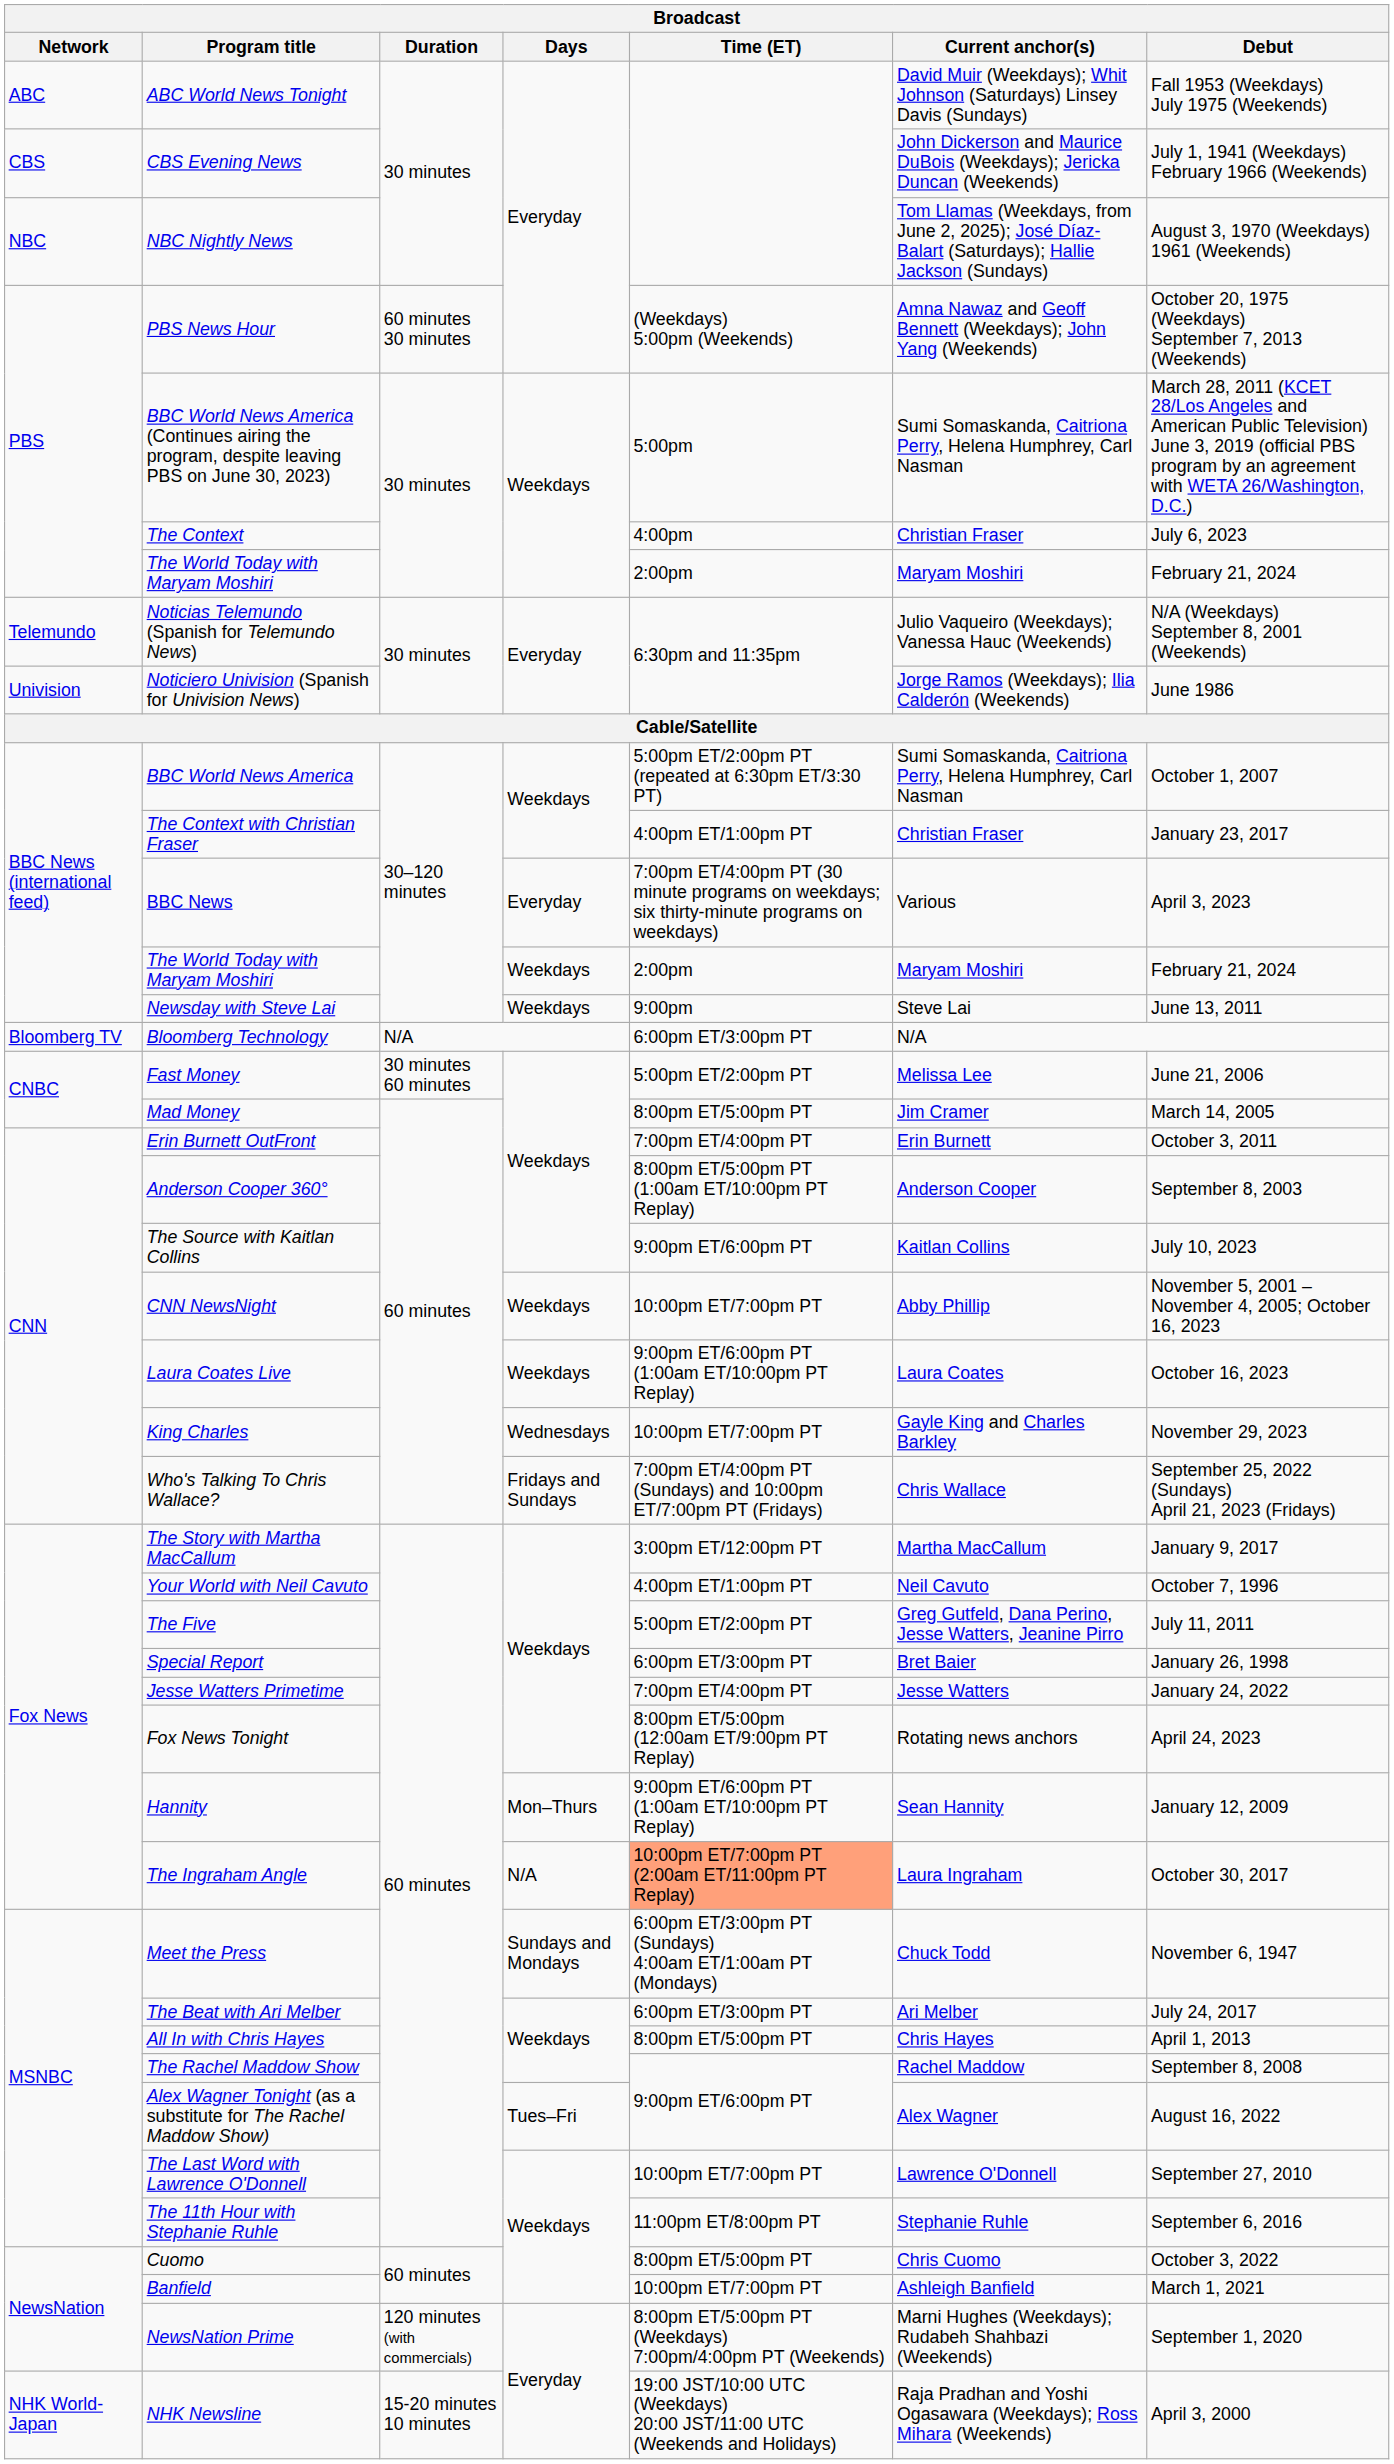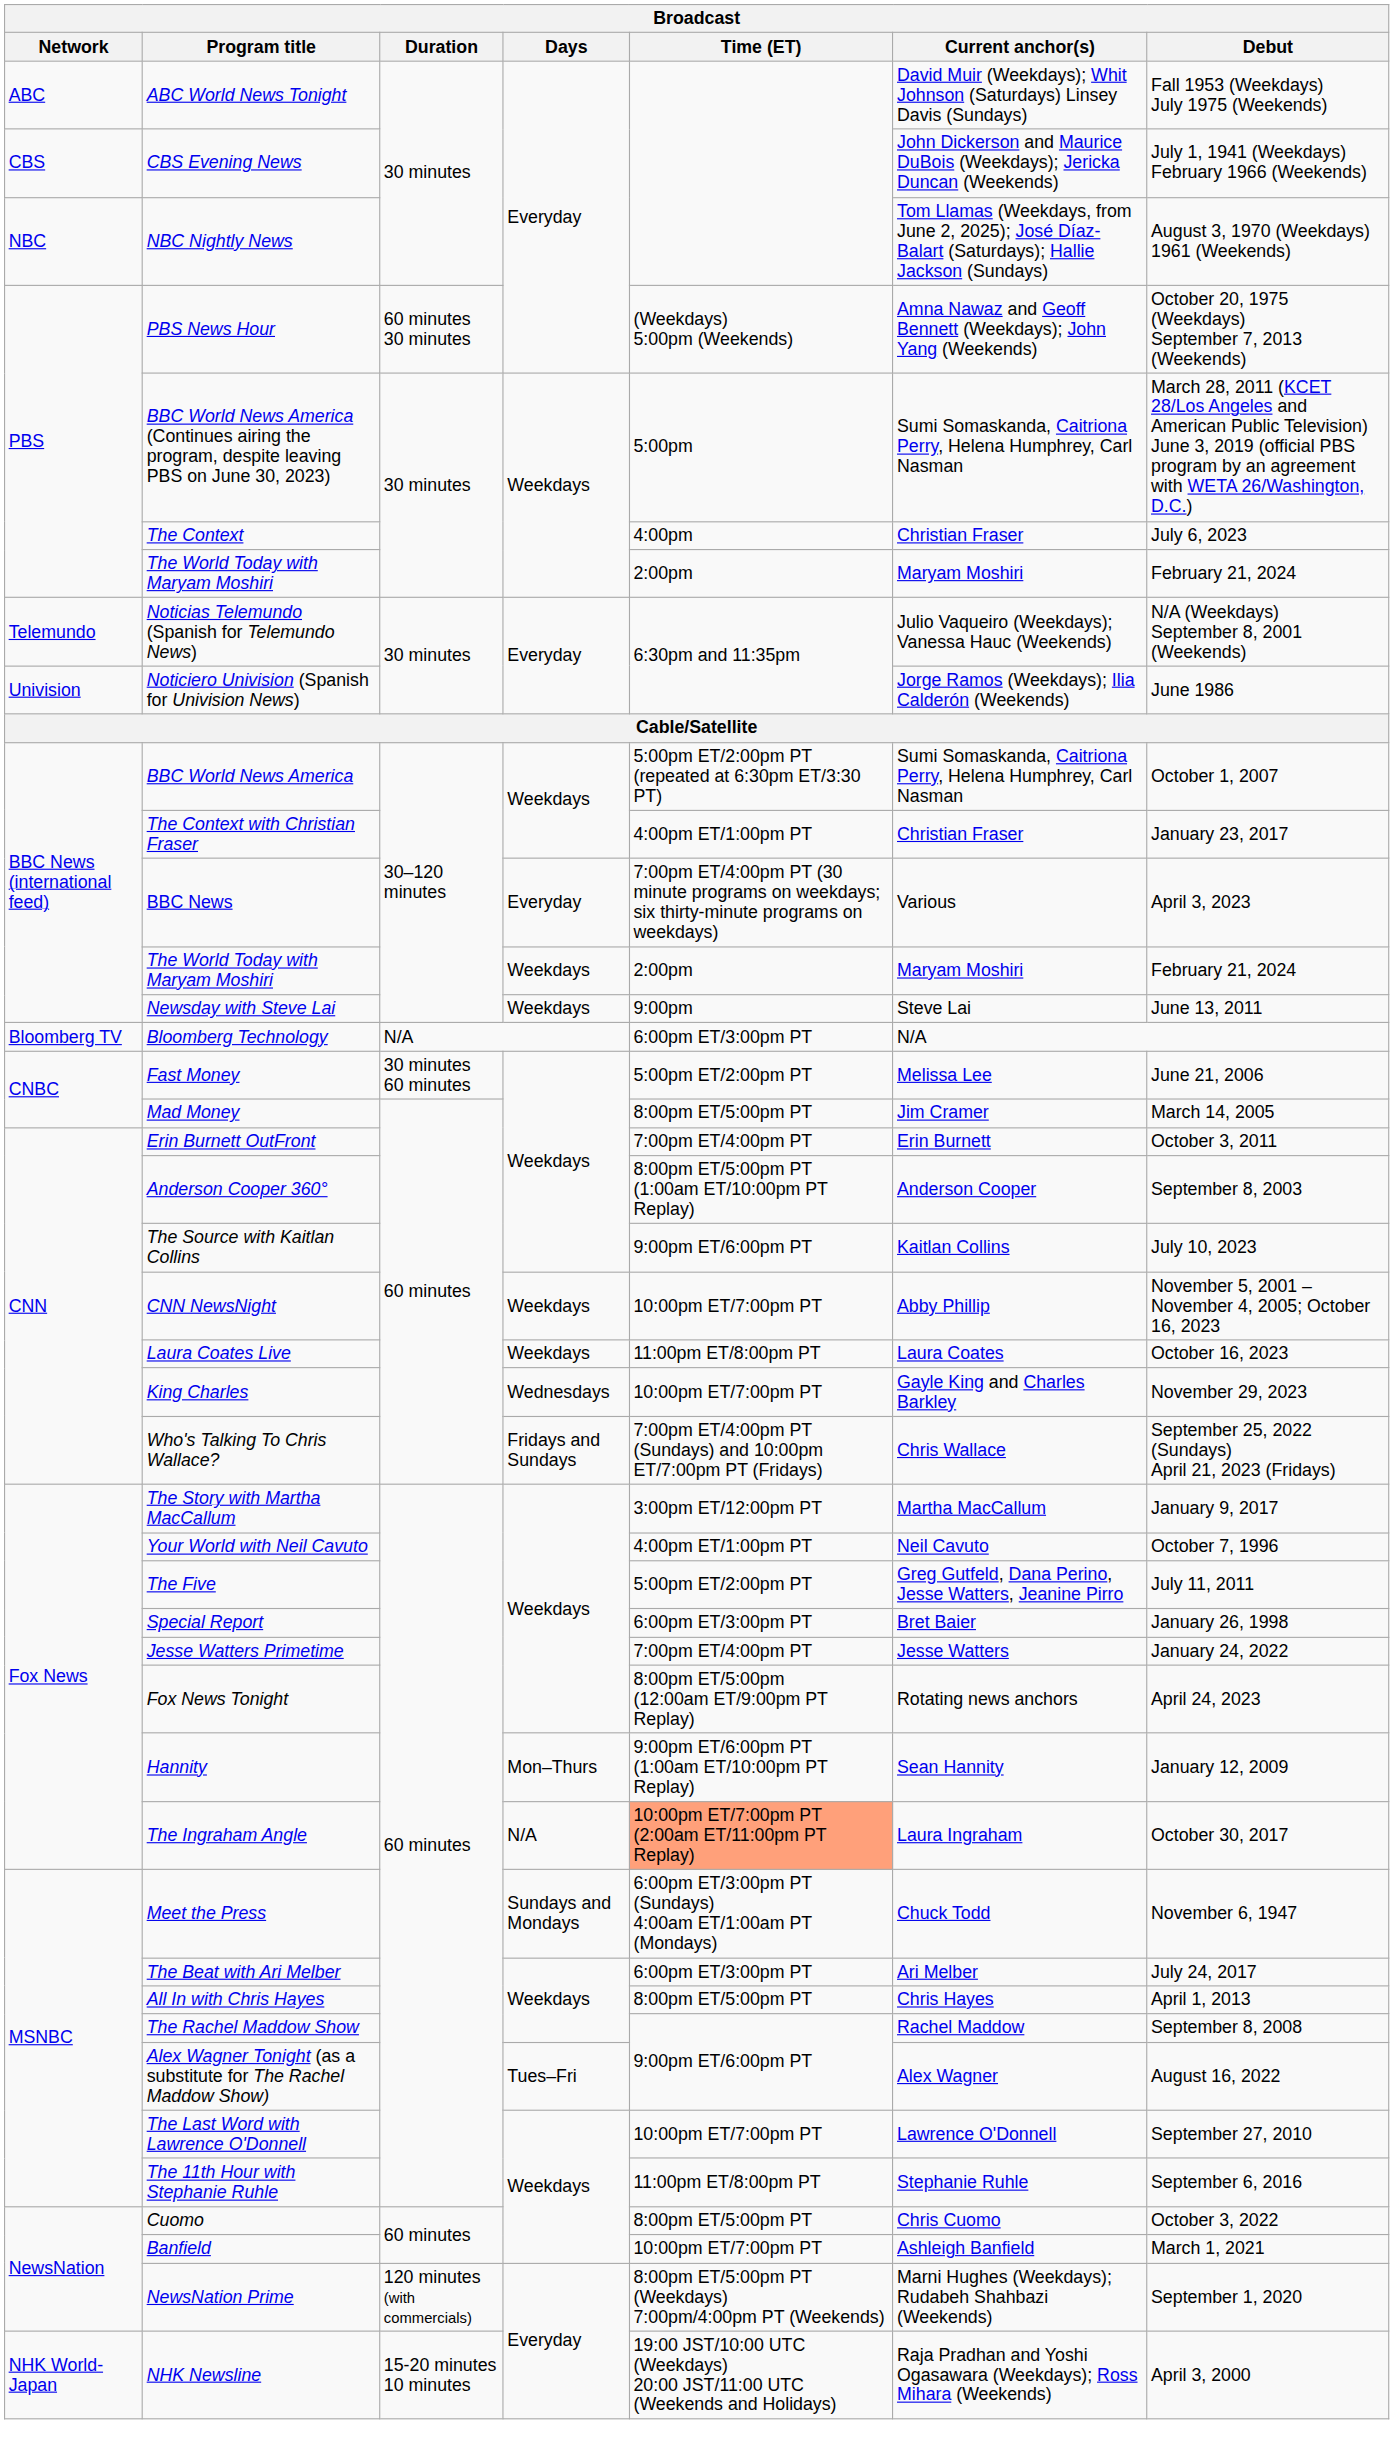(731, 1373) 9:00pm ET/6:00pm PT (1:00am ET/10:00pm PT Replay) -> (727, 1353) 11:00pm ET/8:00pm PT
